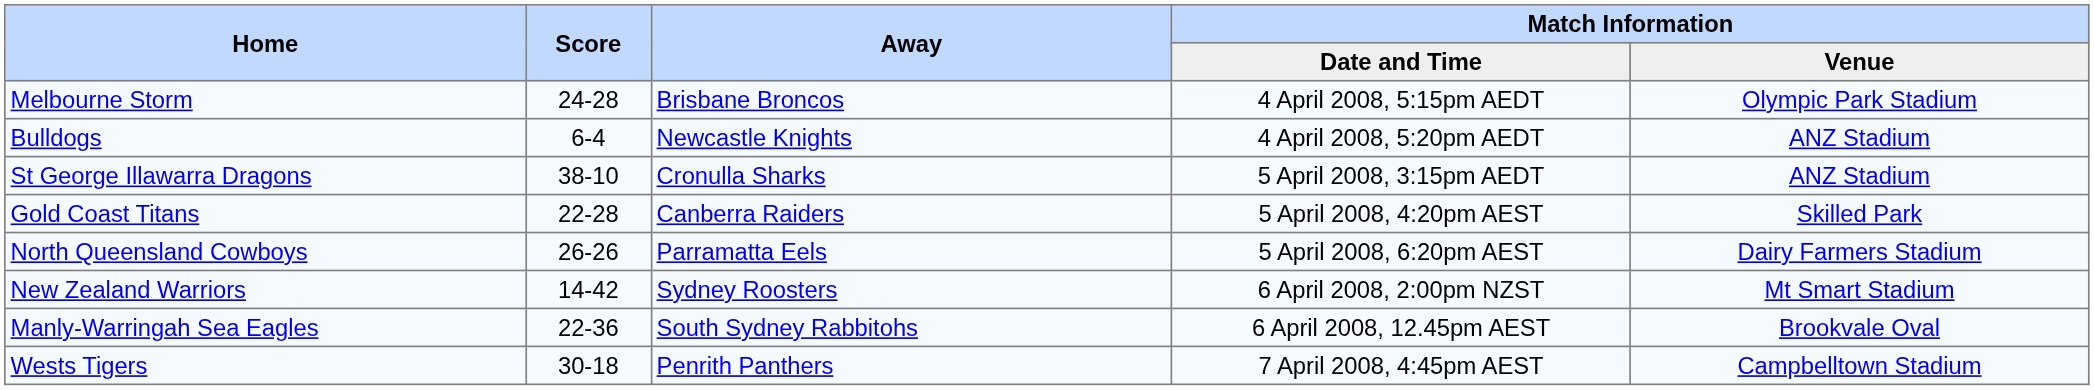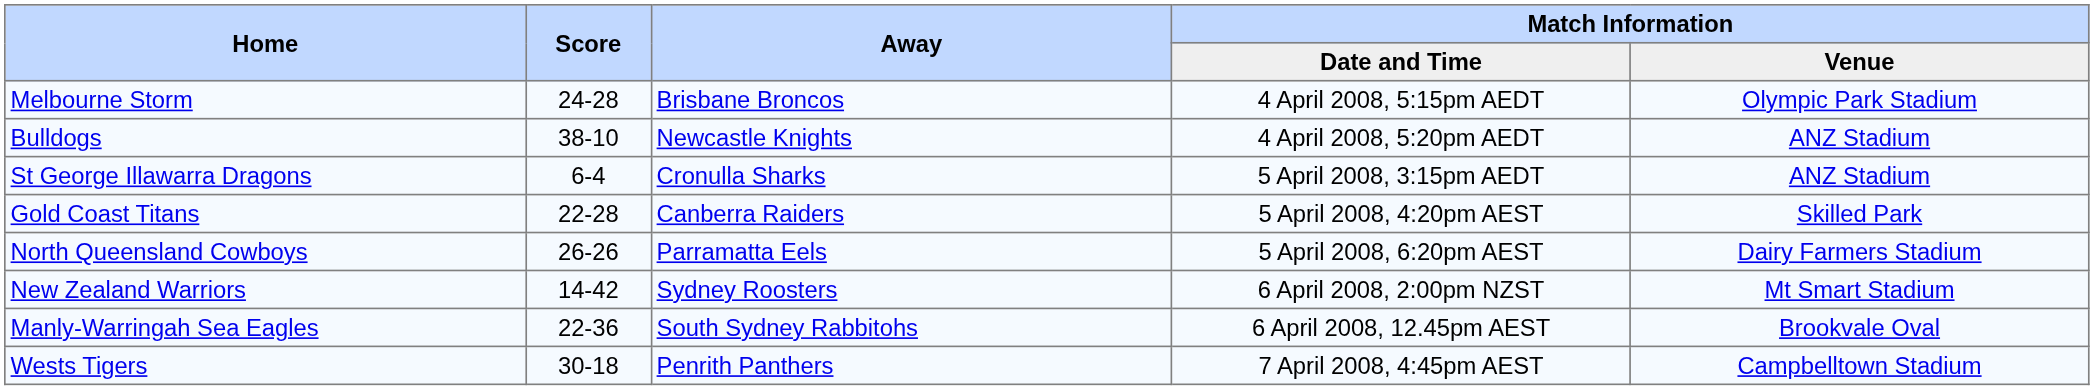(588, 138) 6-4 -> (588, 138) 38-10
(588, 176) 38-10 -> (588, 176) 6-4
